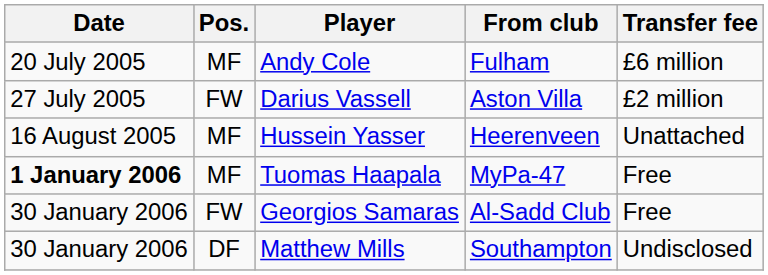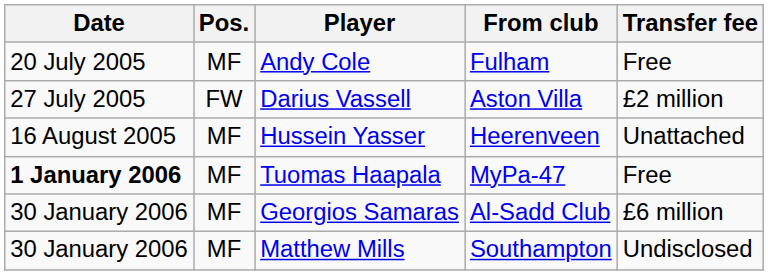(673, 61) £6 million -> (647, 61) Free
(224, 212) FW -> (224, 212) MF
(647, 212) Free -> (673, 212) £6 million
(224, 250) DF -> (224, 250) MF
